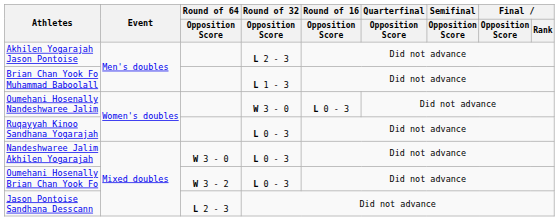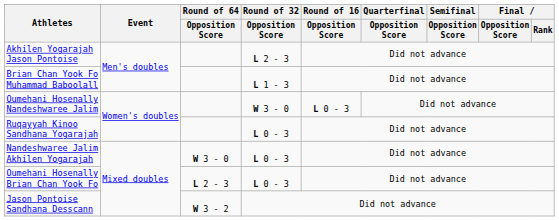(211, 184) W 3 - 2 -> (211, 184) L 2 - 3
(211, 209) L 2 - 3 -> (211, 209) W 3 - 2
